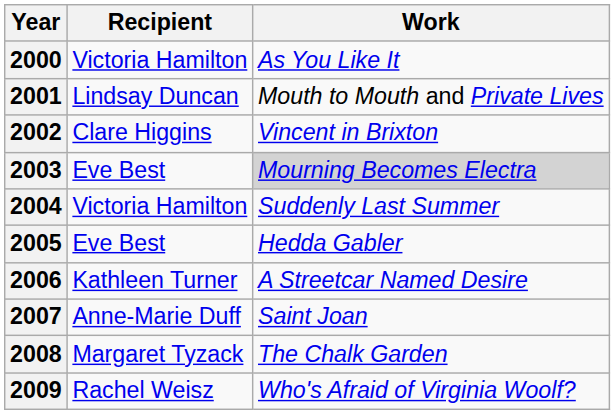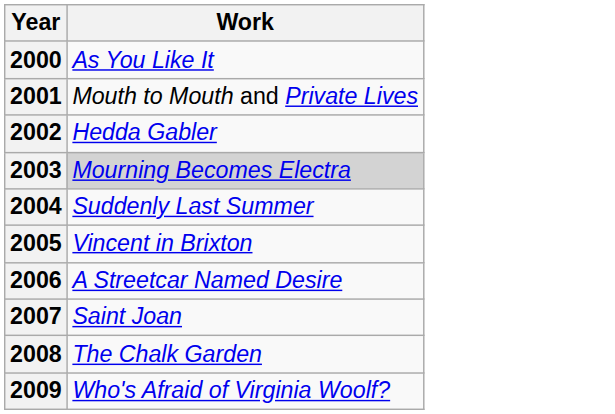- column: (160, 22)
(348, 133) Vincent in Brixton -> (145, 133) Hedda Gabler
(330, 243) Hedda Gabler -> (162, 243) Vincent in Brixton
